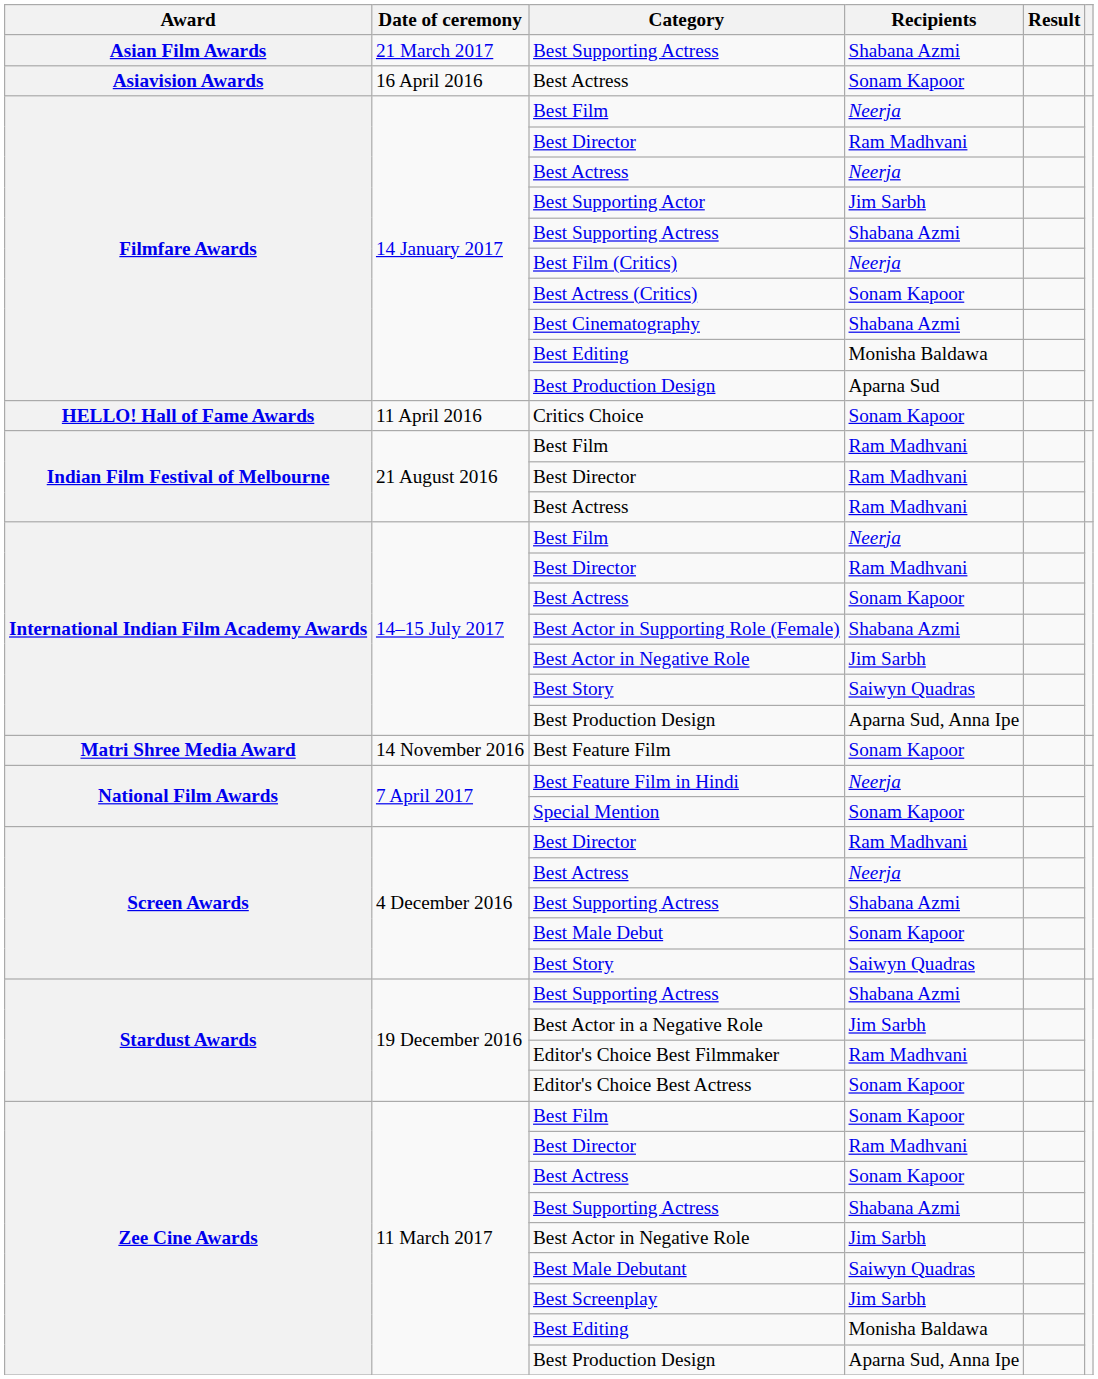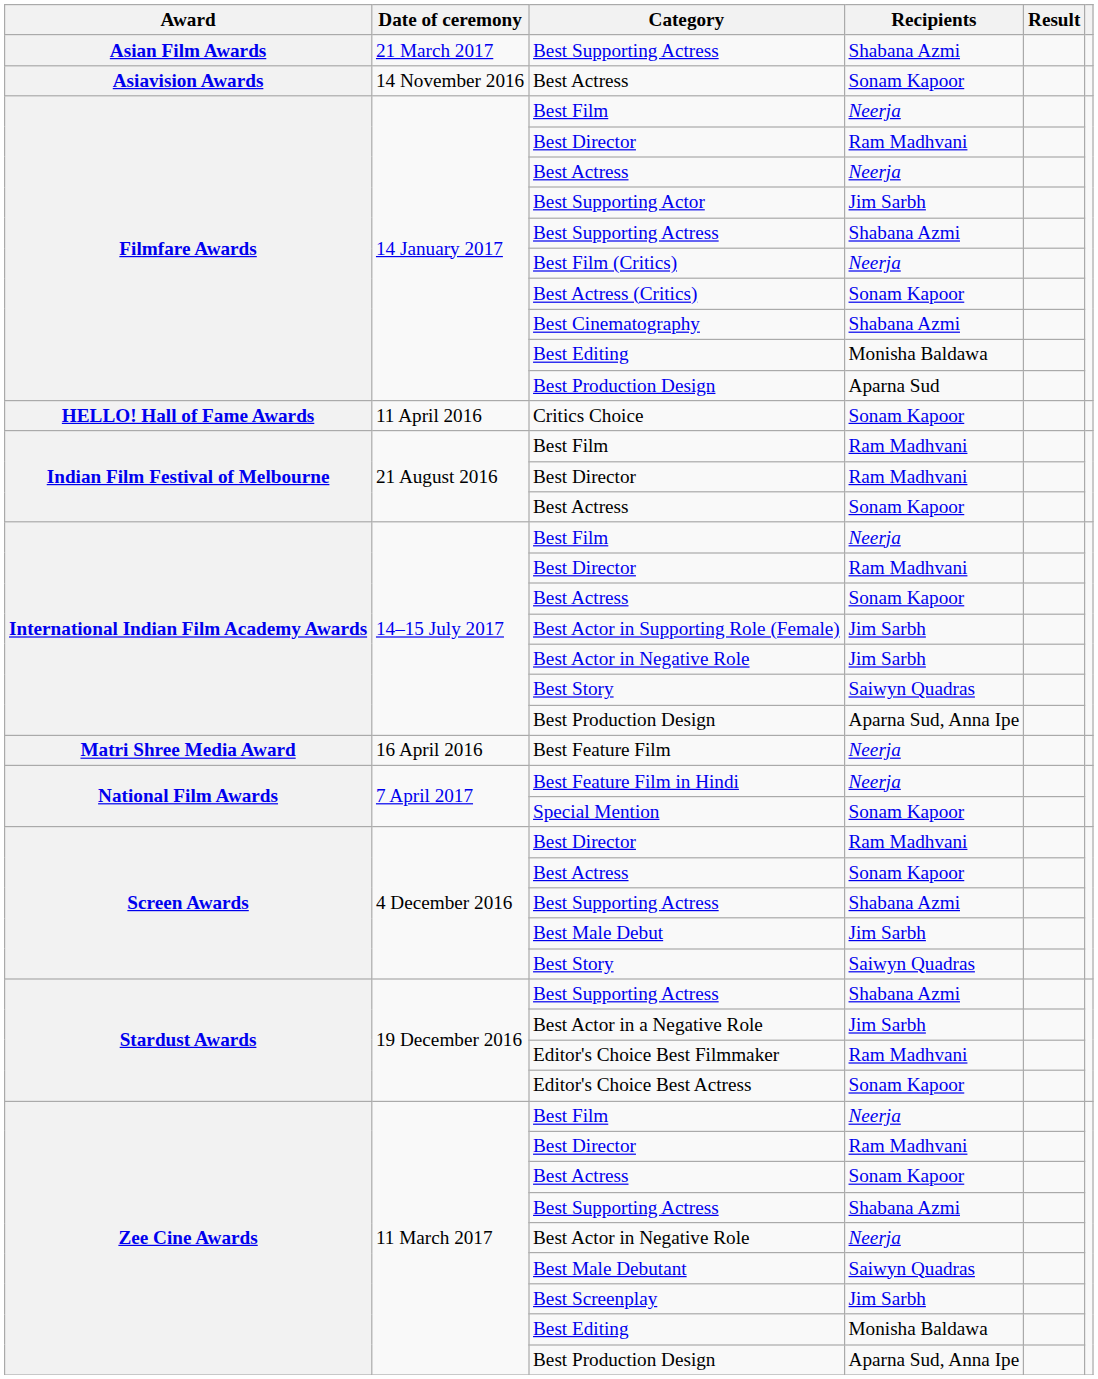(429, 80) 16 April 2016 -> (450, 80) 14 November 2016
(908, 506) Ram Madhvani -> (906, 506) Sonam Kapoor
(904, 628) Shabana Azmi -> (887, 628) Jim Sarbh
(450, 750) 14 November 2016 -> (429, 750) 16 April 2016
(906, 750) Sonam Kapoor -> (875, 750) Neerja
(875, 872) Neerja -> (906, 872) Sonam Kapoor
(906, 933) Sonam Kapoor -> (887, 933) Jim Sarbh
(906, 1115) Sonam Kapoor -> (875, 1115) Neerja
(887, 1237) Jim Sarbh -> (875, 1237) Neerja
